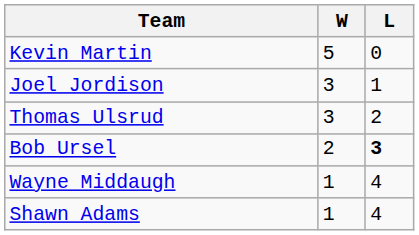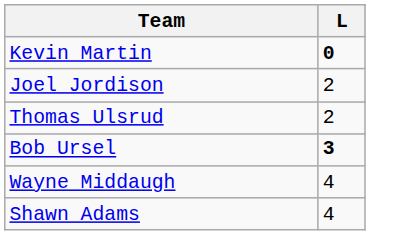- column: (342, 21)
(376, 53) normal -> (329, 53) bold
(376, 85) 1 -> (329, 85) 2
